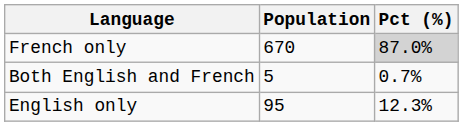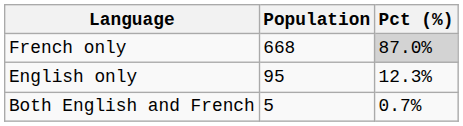(279, 48) 670 -> (279, 48) 668
rows swapped: (73, 106) <-> (132, 77)
